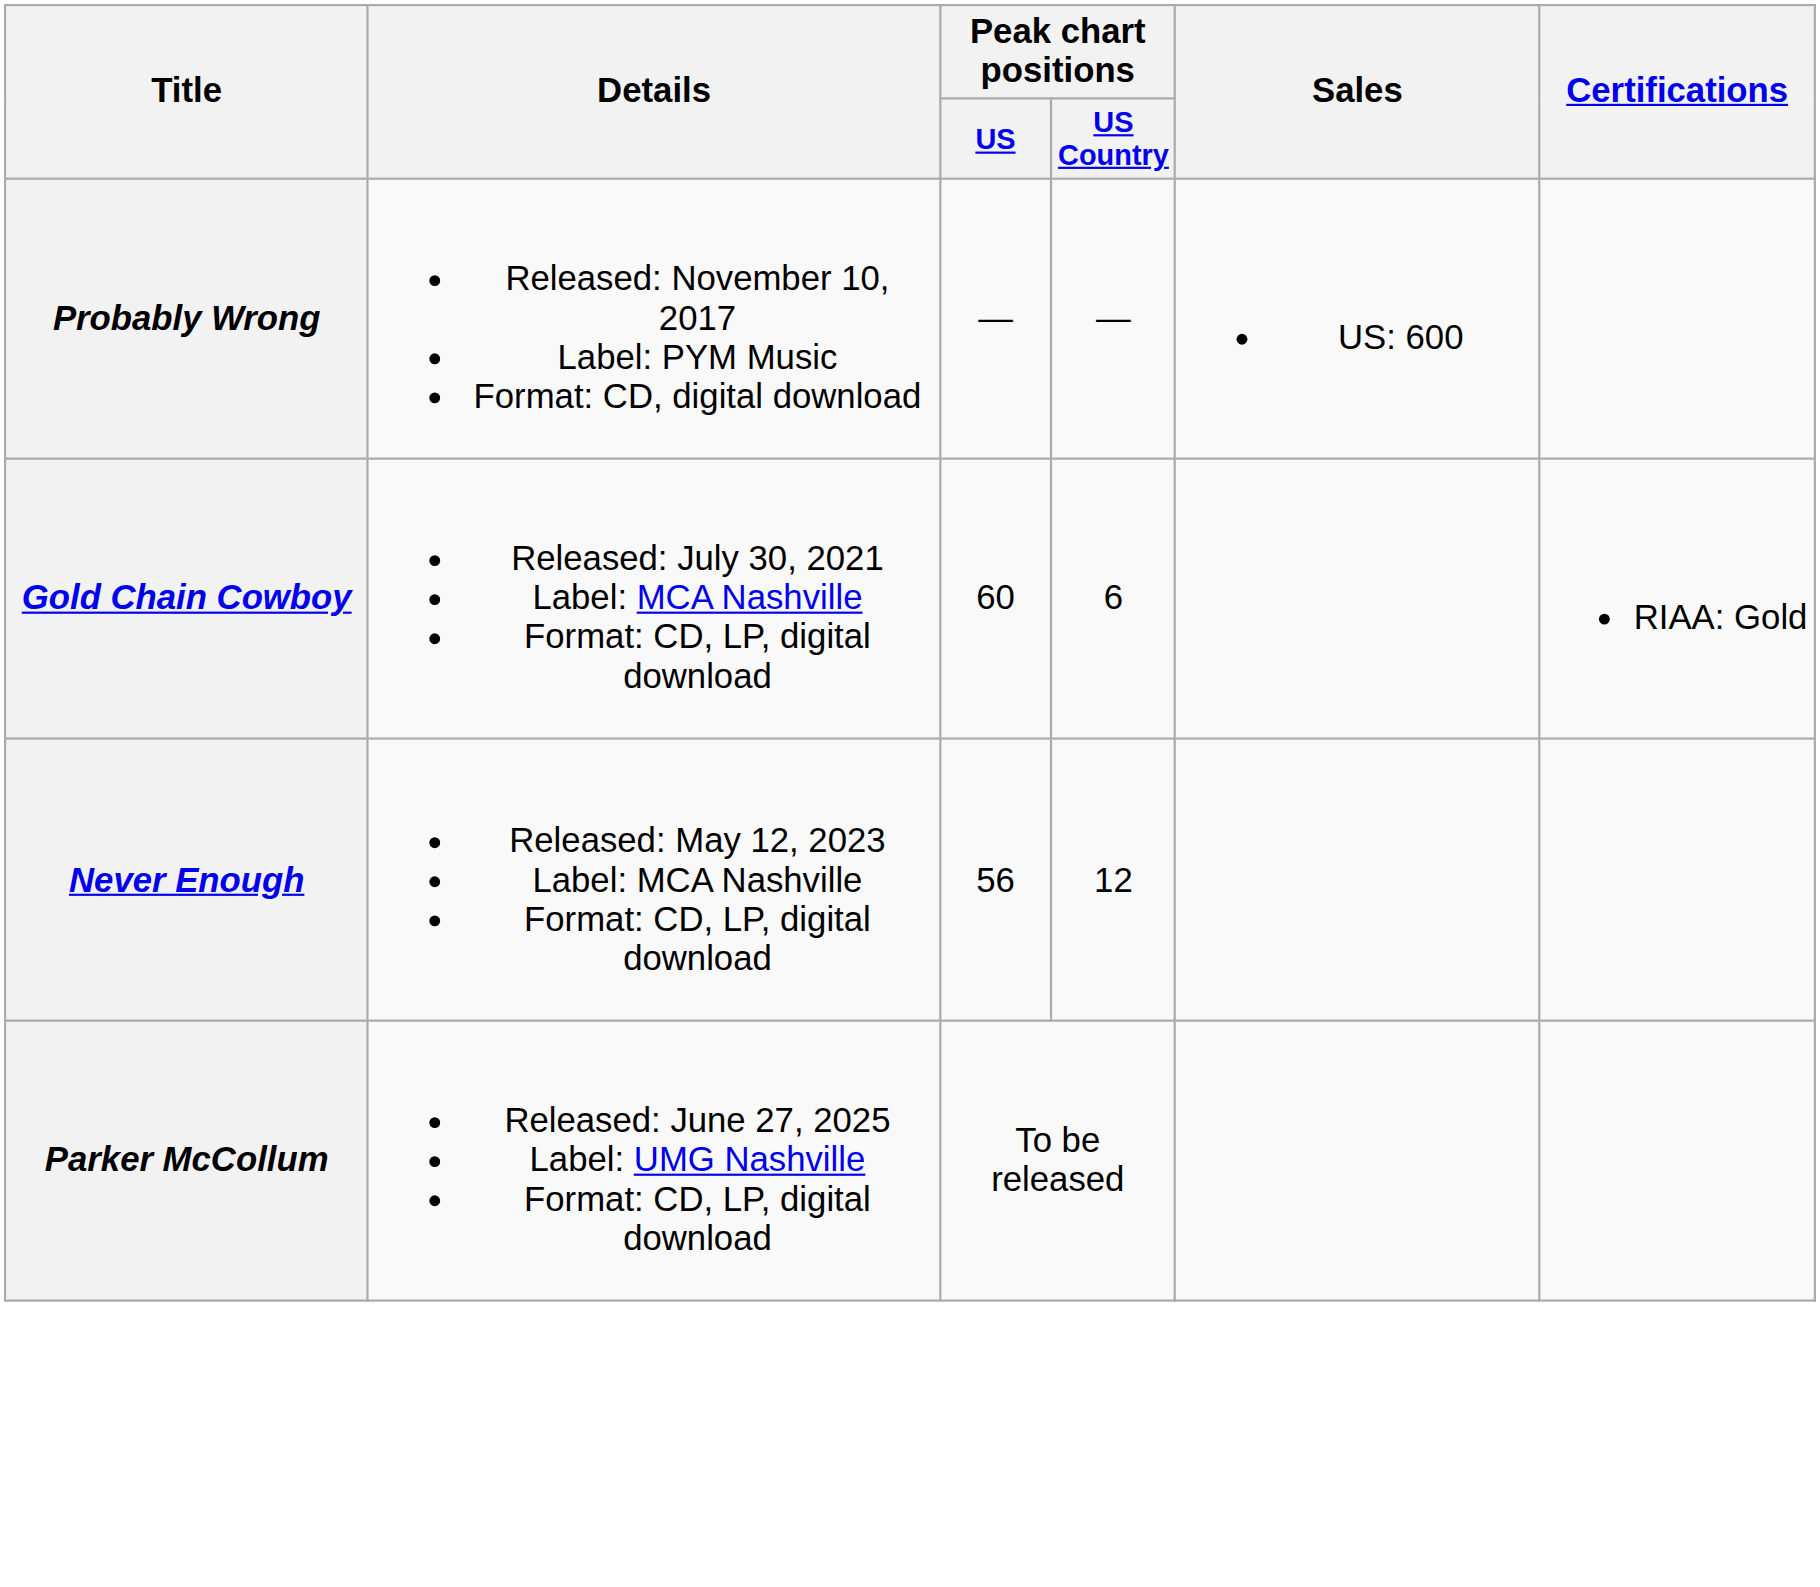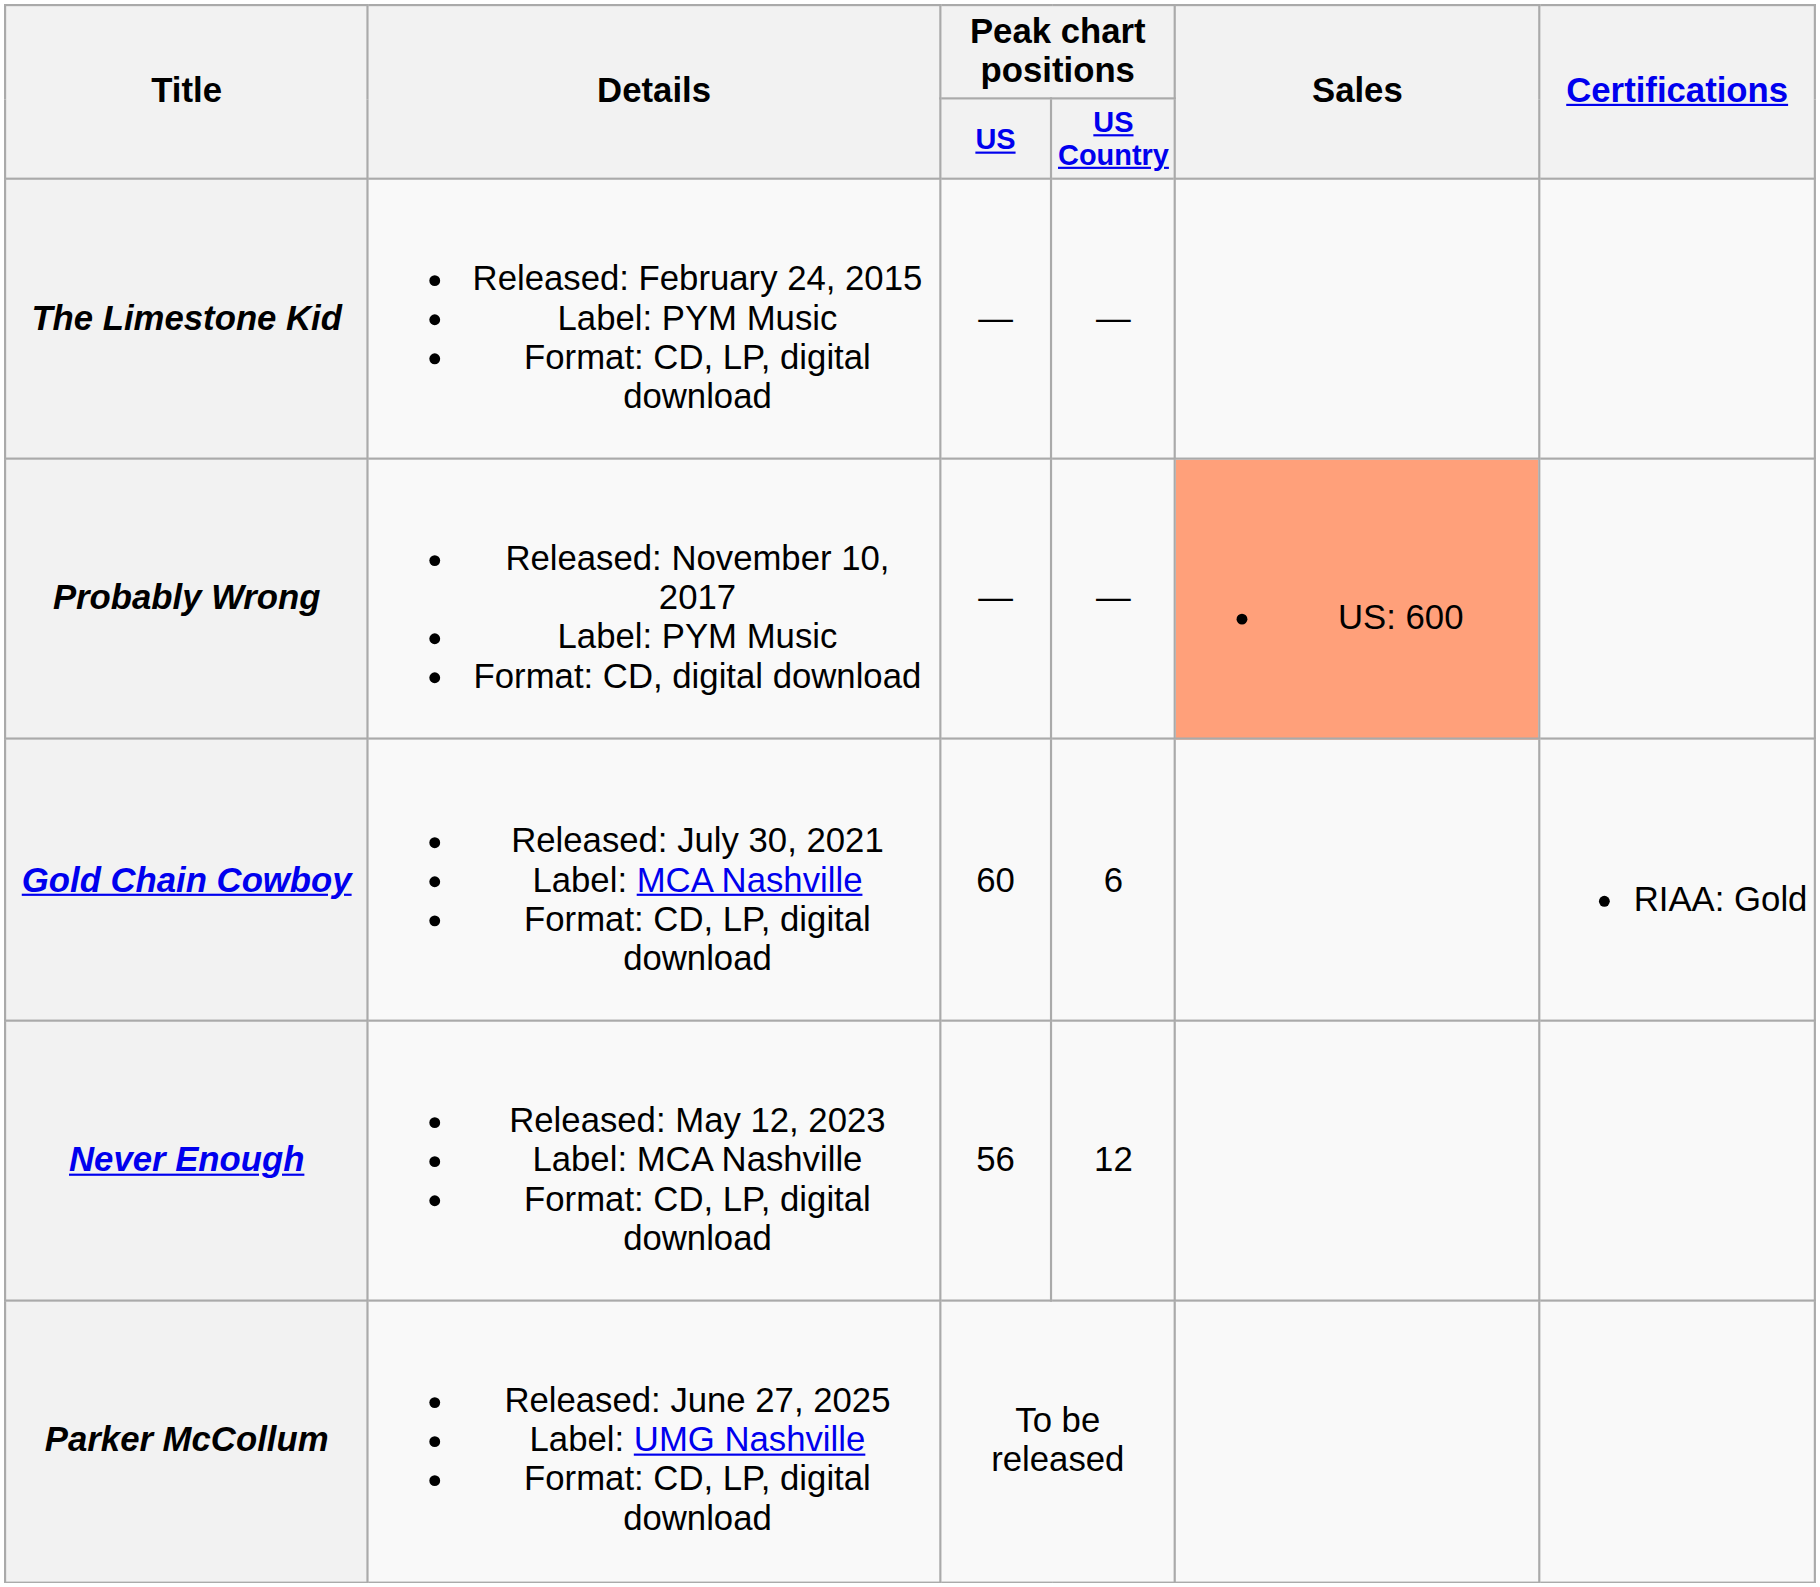+ row: (187, 317)
(1357, 338) no background -> (1357, 619) lightsalmon background
